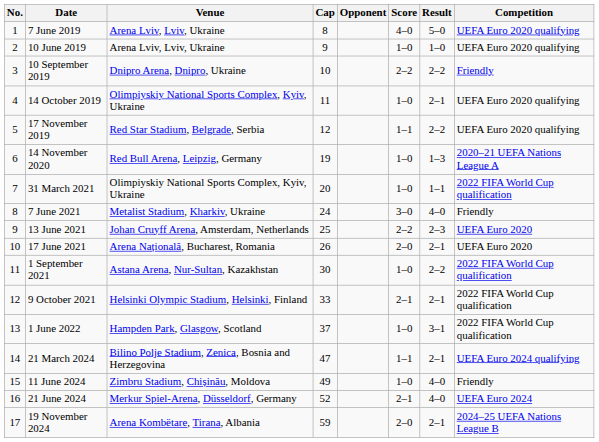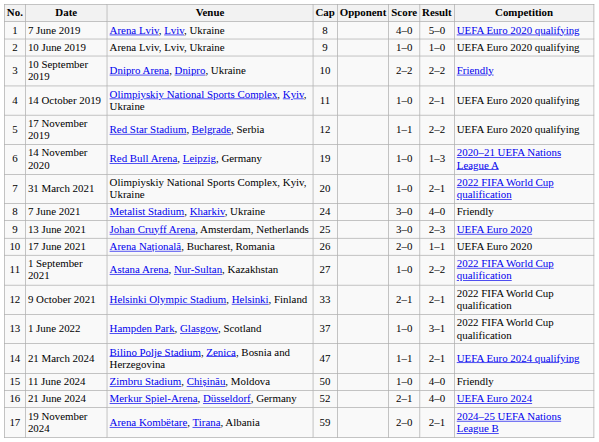(437, 188) 1–1 -> (437, 188) 2–1
(404, 229) 2–2 -> (404, 229) 3–0
(437, 246) 2–1 -> (437, 246) 1–1
(325, 270) 30 -> (325, 270) 27
(325, 382) 49 -> (325, 382) 50
